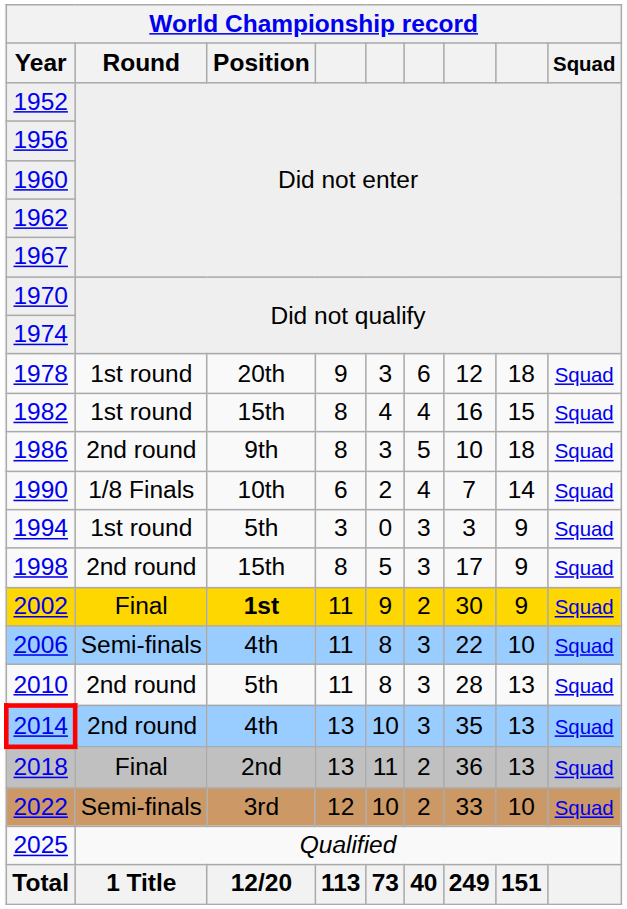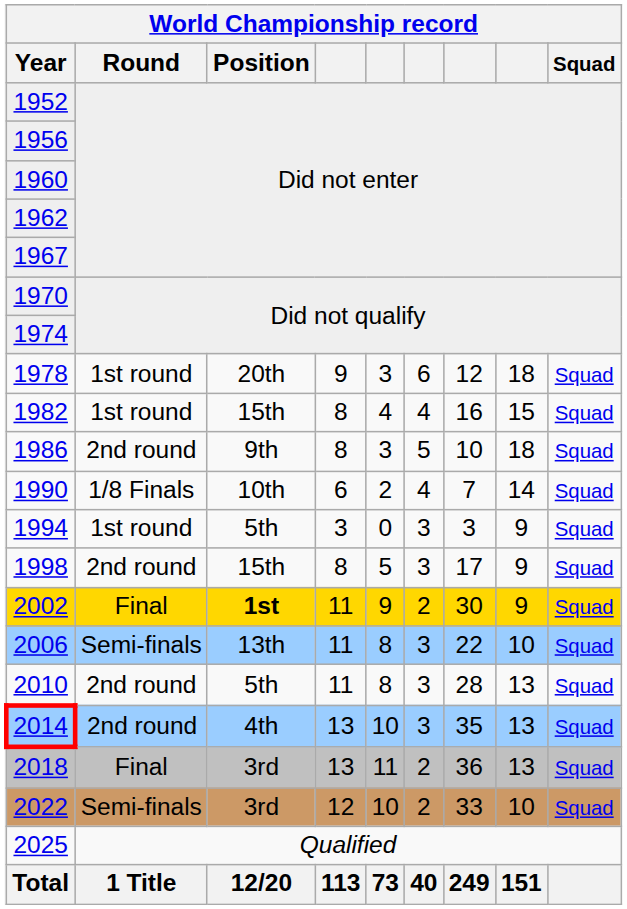(261, 645) 4th -> (261, 645) 13th
(261, 766) 2nd -> (261, 766) 3rd
